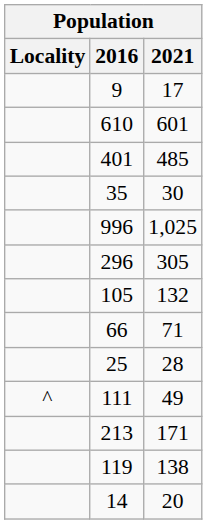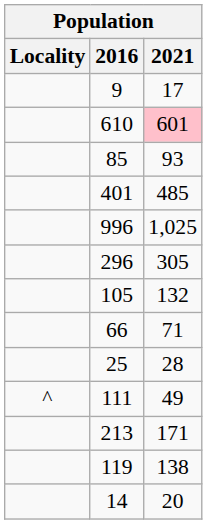(173, 124) no background -> (173, 124) pink background
+ row: (117, 158)
- row: (117, 192)
